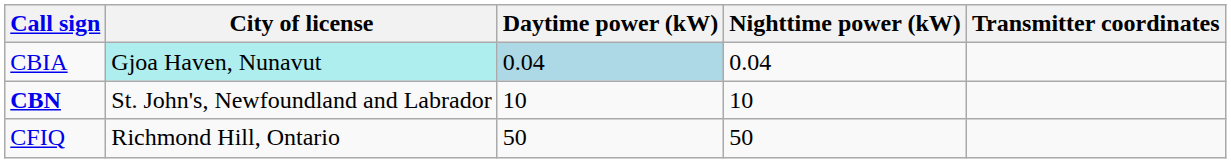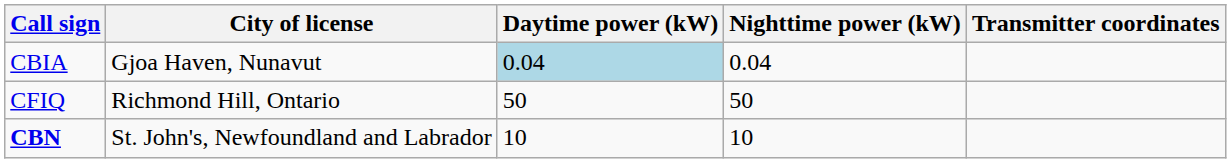(216, 61) paleturquoise background -> (216, 61) no background
rows swapped: (36, 99) <-> (38, 137)
